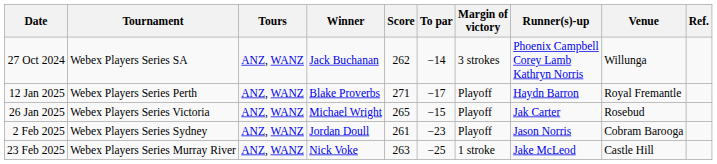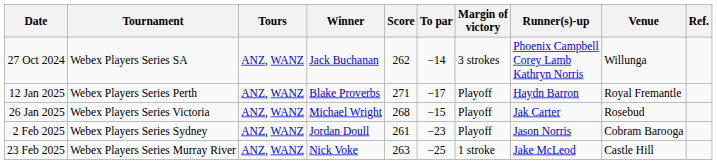(401, 112) 265 -> (401, 112) 268
